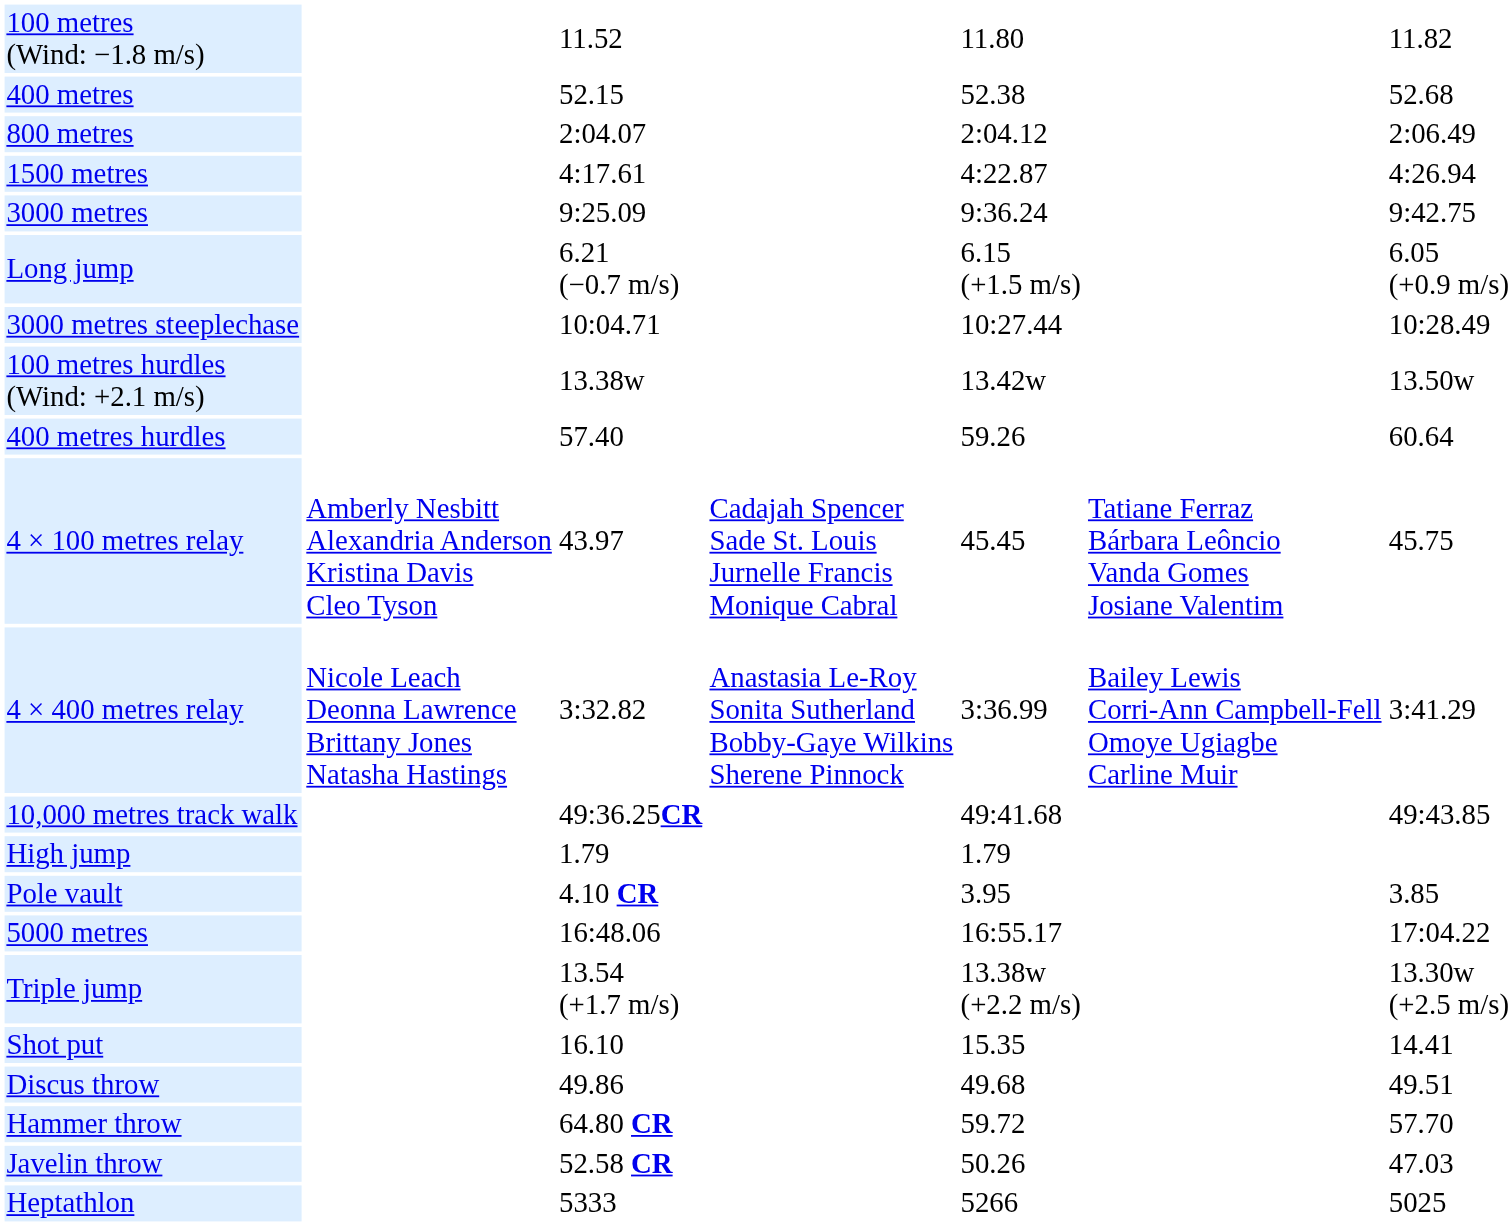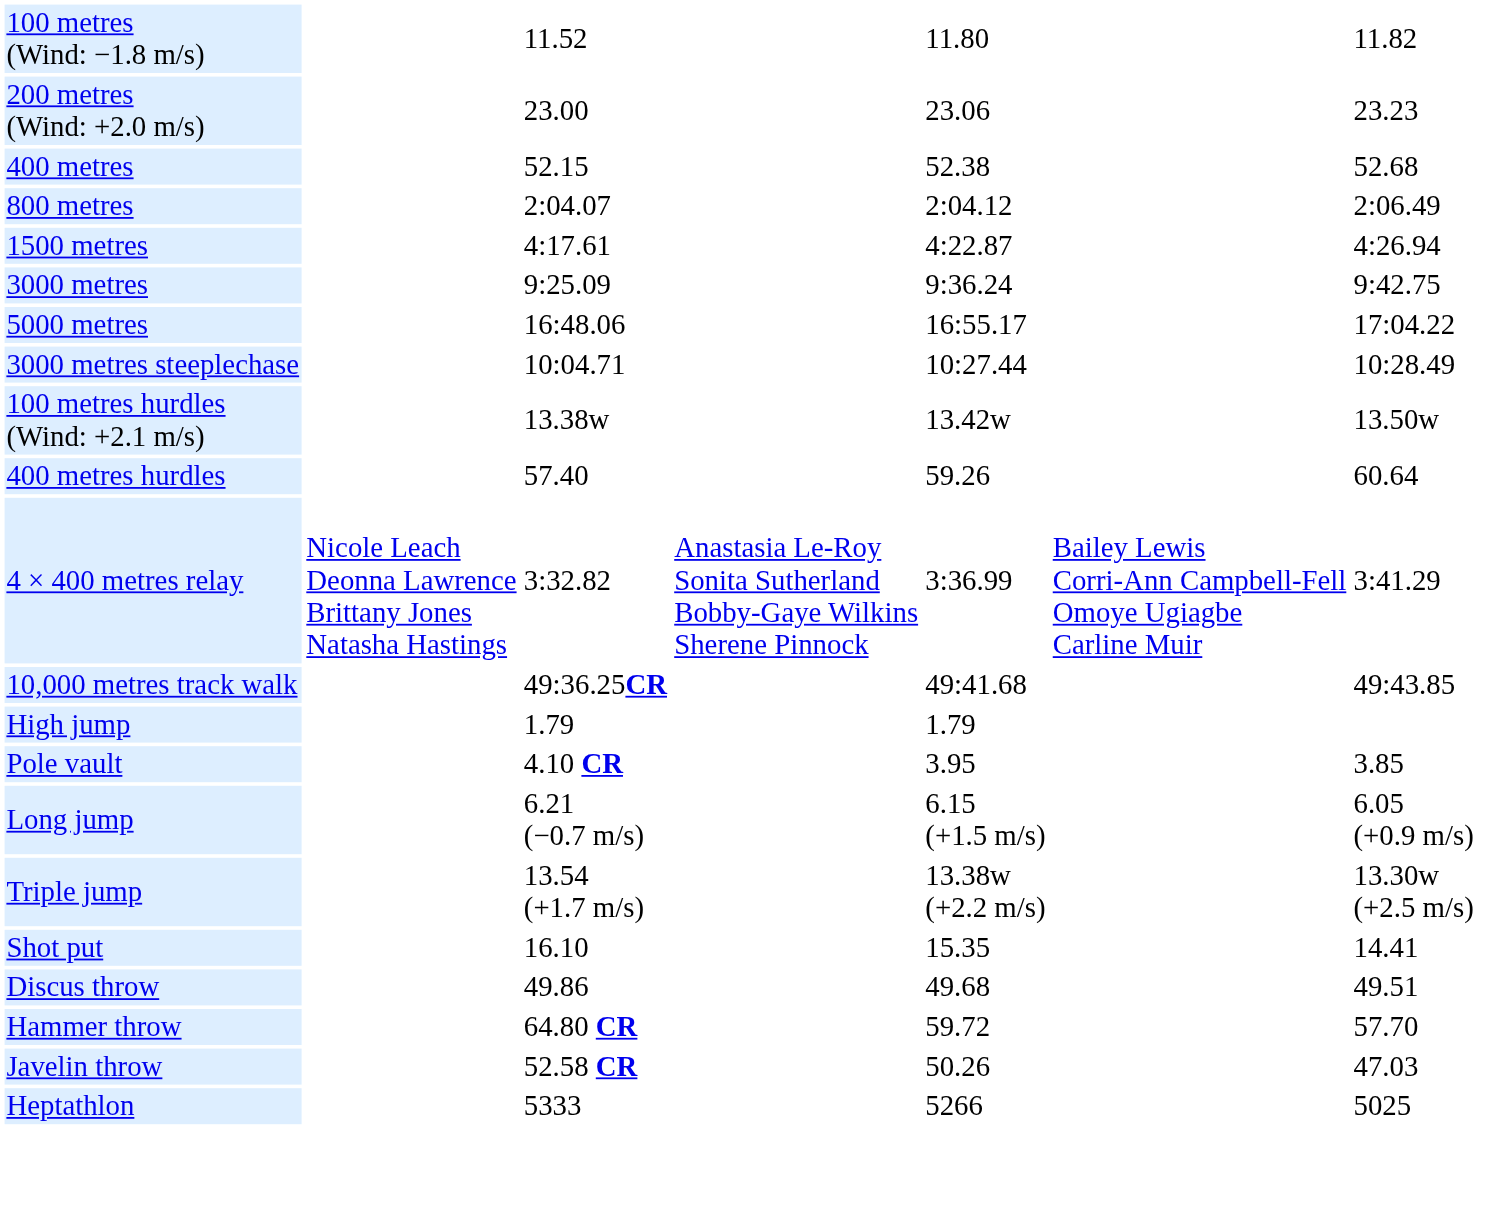+ row: (106, 110)
rows swapped: (77, 932) <-> (70, 268)
- row: (125, 540)
